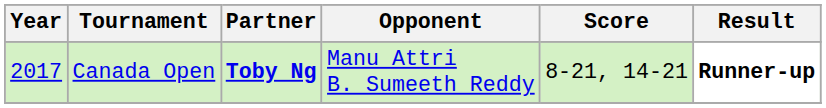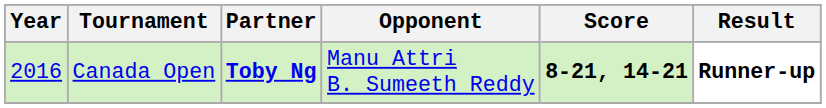(36, 72) 2017 -> (36, 72) 2016
(616, 72) normal -> (616, 72) bold
